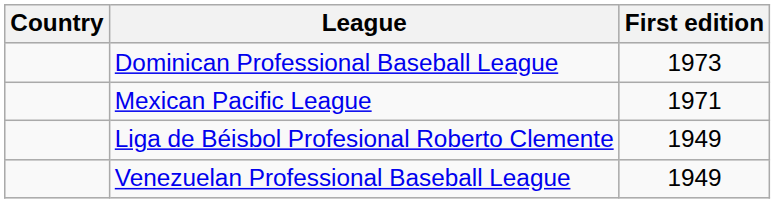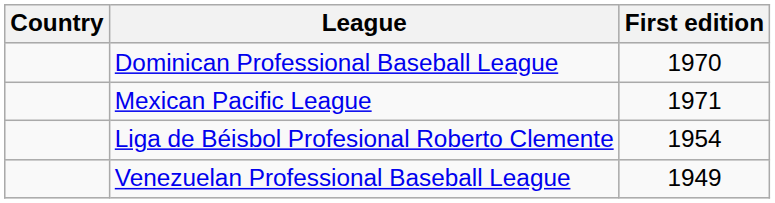(694, 62) 1973 -> (694, 62) 1970
(694, 139) 1949 -> (694, 139) 1954
